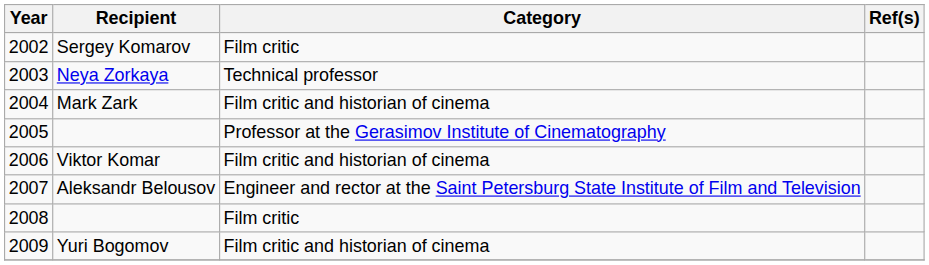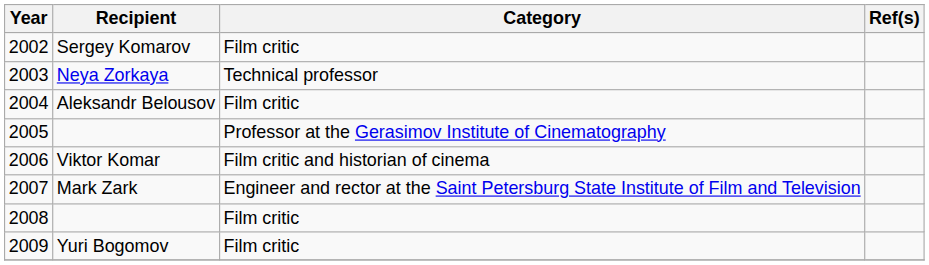(97, 103) Mark Zark -> (136, 103) Aleksandr Belousov
(356, 103) Film critic and historian of cinema -> (261, 103) Film critic
(136, 189) Aleksandr Belousov -> (97, 189) Mark Zark
(356, 246) Film critic and historian of cinema -> (261, 246) Film critic
